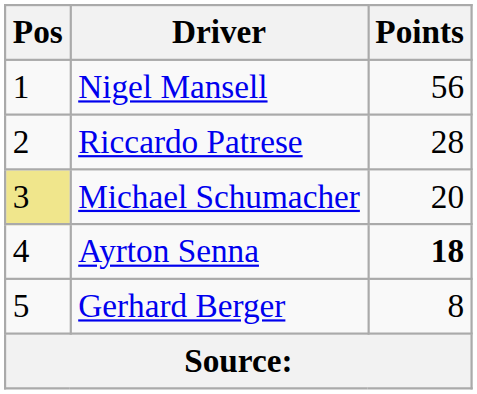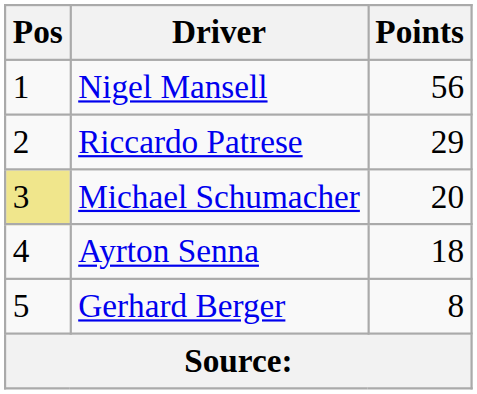(447, 141) 28 -> (447, 141) 29
(447, 251) bold -> (447, 251) normal
